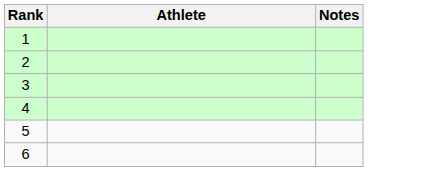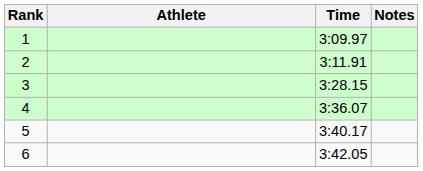+ column: (343, 16)
